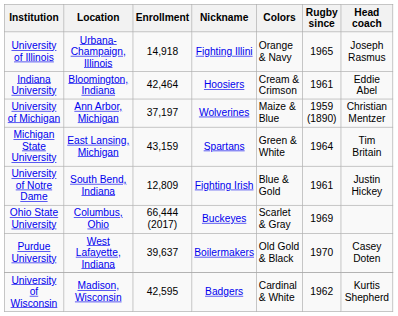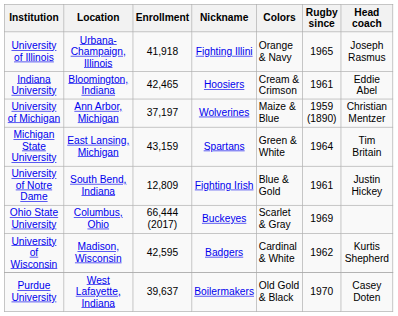(162, 51) 14,918 -> (162, 51) 41,918
(162, 85) 42,464 -> (162, 85) 42,465
rows swapped: (34, 253) <-> (34, 292)
